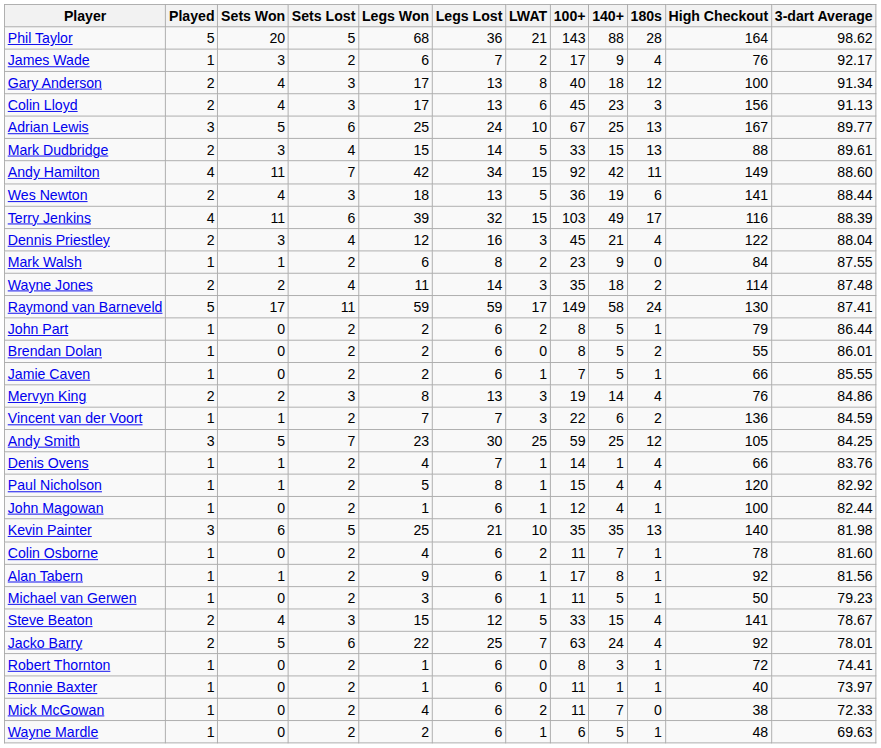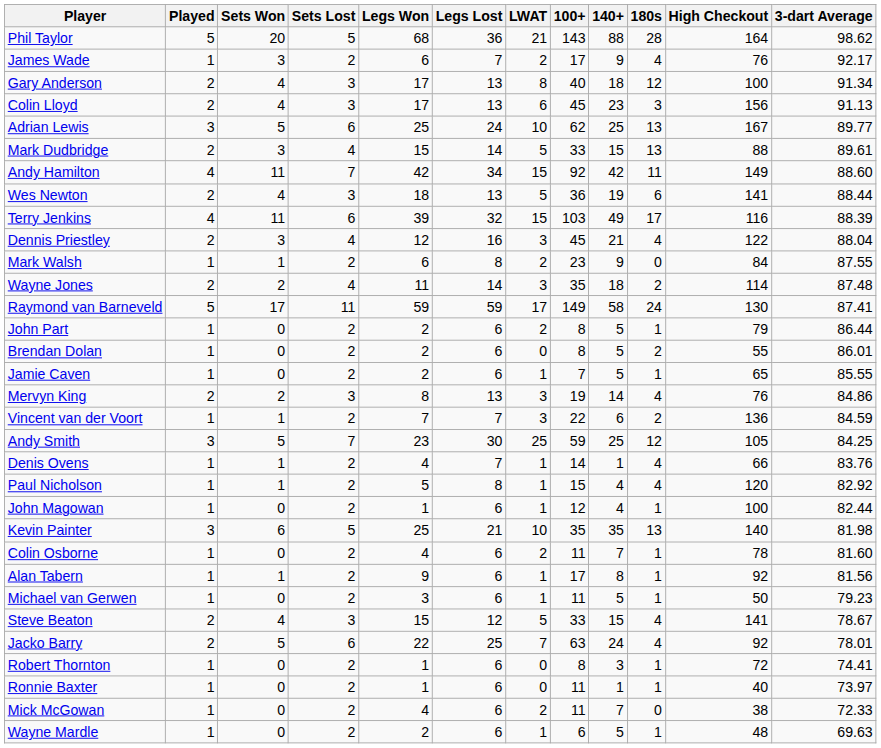(578, 128) 67 -> (578, 128) 62
(760, 374) 66 -> (760, 374) 65
